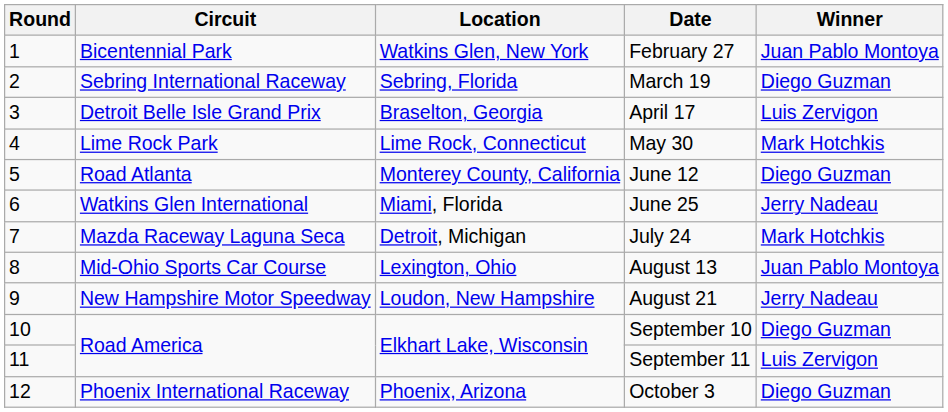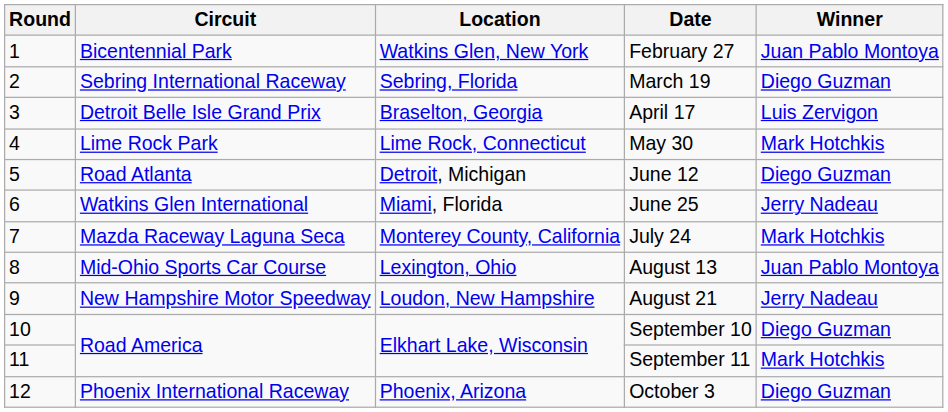(500, 174) Monterey County, California -> (453, 174) Detroit, Michigan
(453, 236) Detroit, Michigan -> (500, 236) Monterey County, California
(819, 360) Luis Zervigon -> (823, 360) Mark Hotchkis
